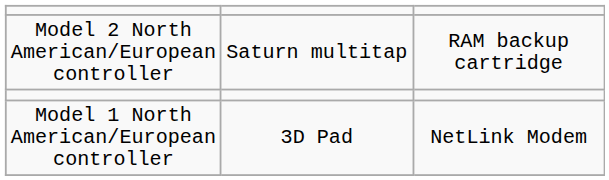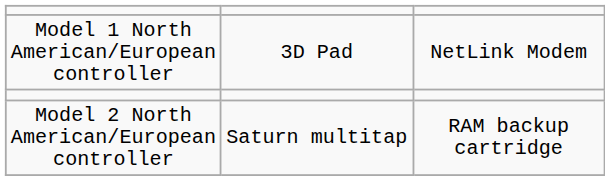rows swapped: (113, 138) <-> (113, 52)
